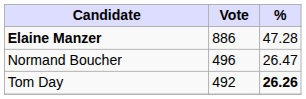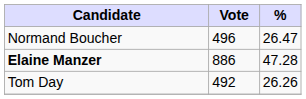rows swapped: (55, 37) <-> (65, 60)
(280, 82) bold -> (280, 82) normal
